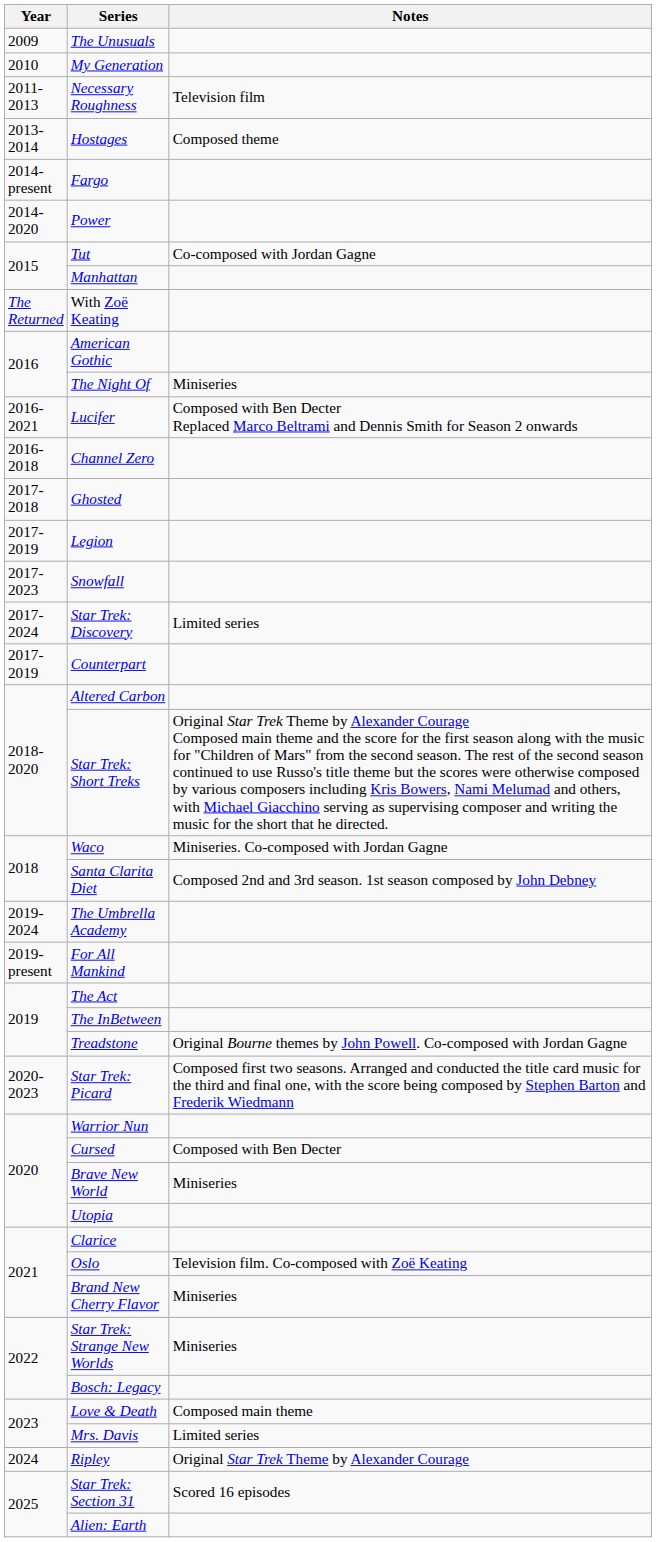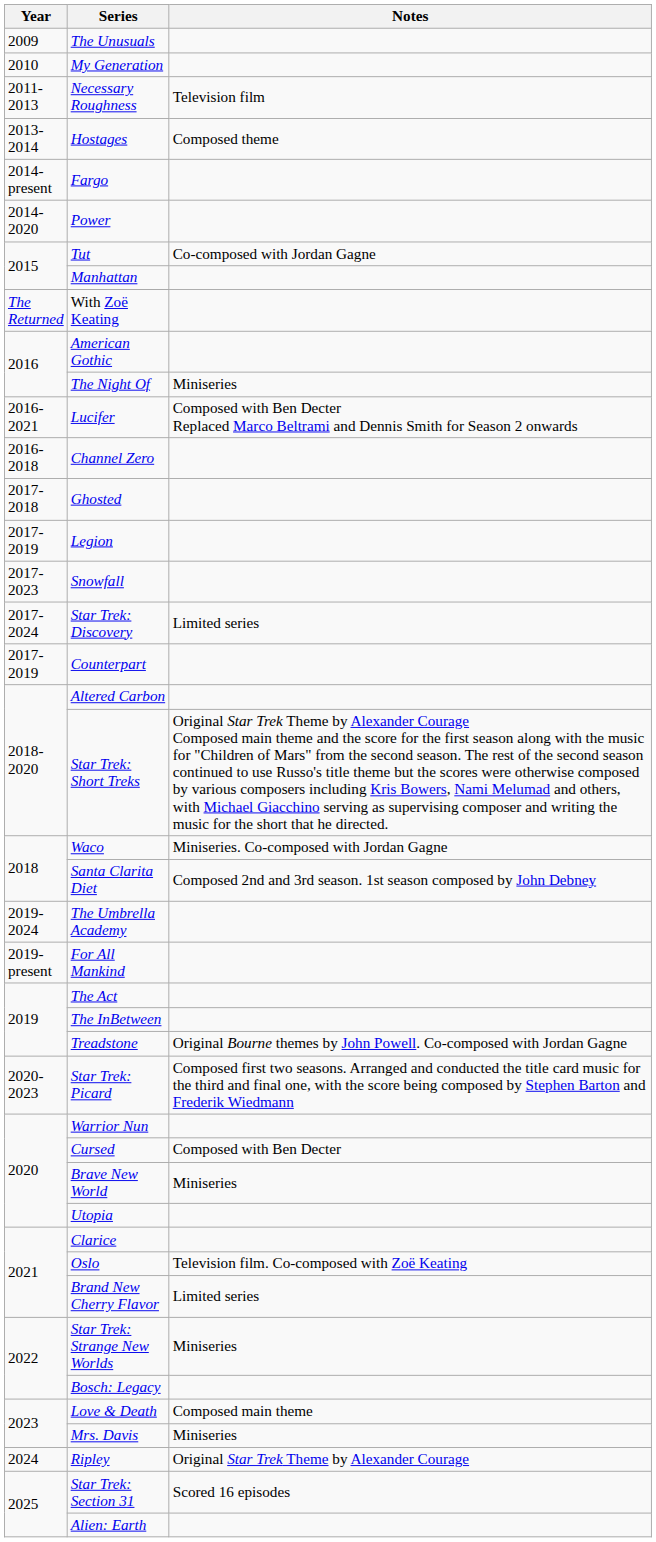(205, 1296) Miniseries -> (216, 1296) Limited series
(216, 1435) Limited series -> (205, 1435) Miniseries
